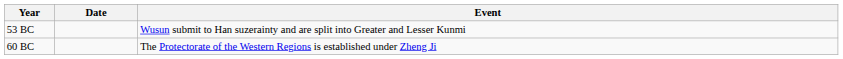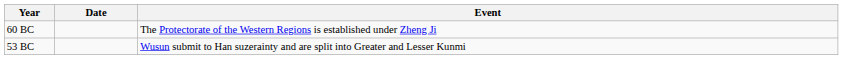rows swapped: (20, 46) <-> (20, 29)
